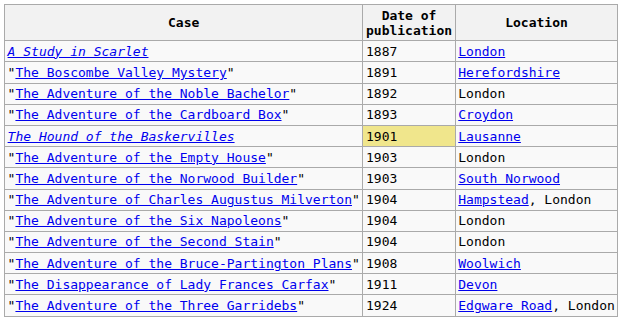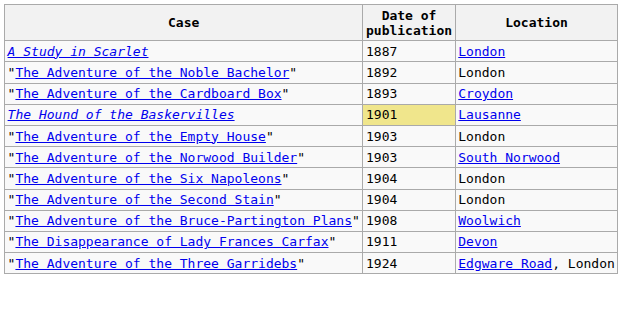- row: (121, 72)
- row: (184, 200)
